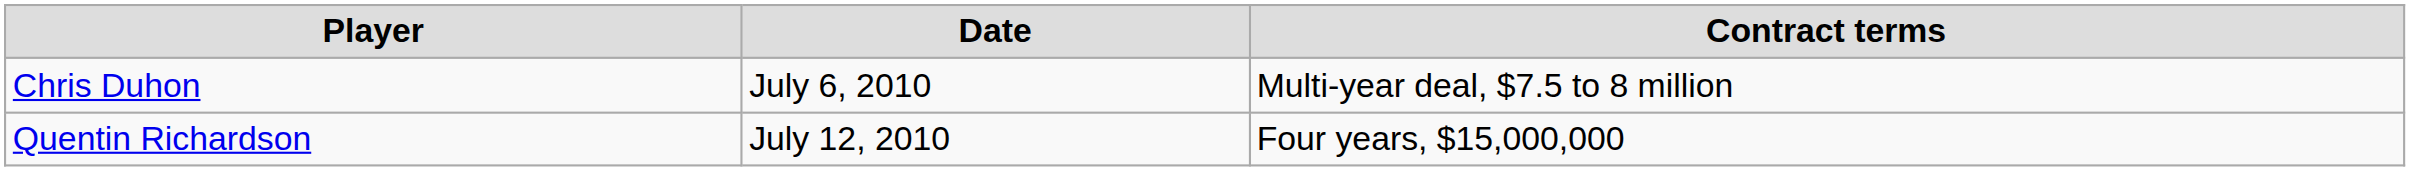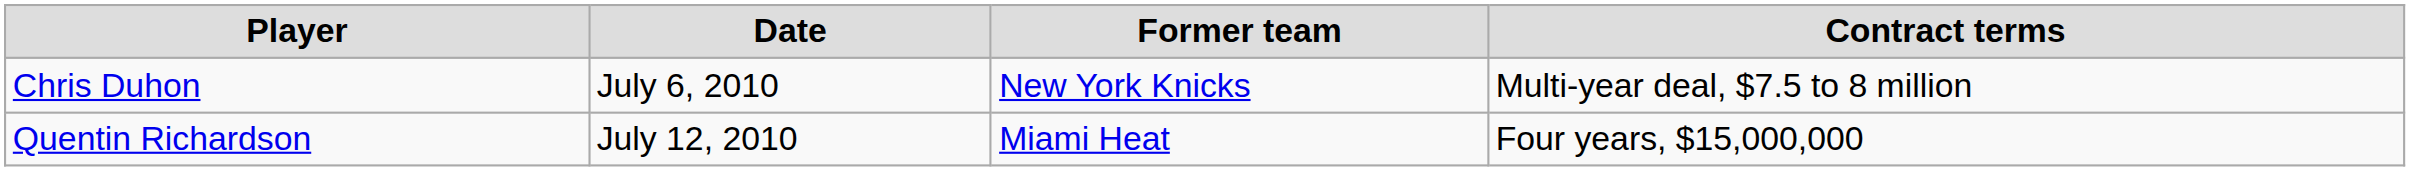+ column: (1240, 31)
